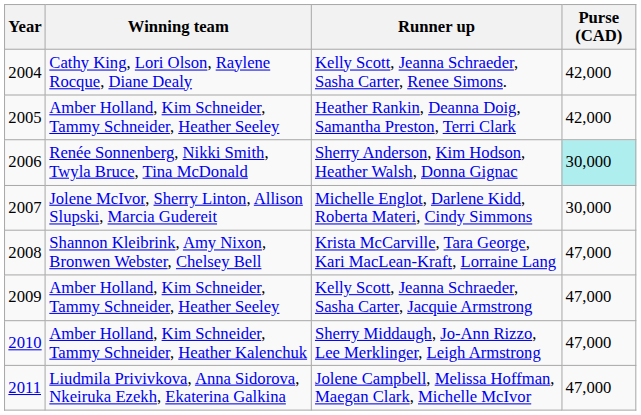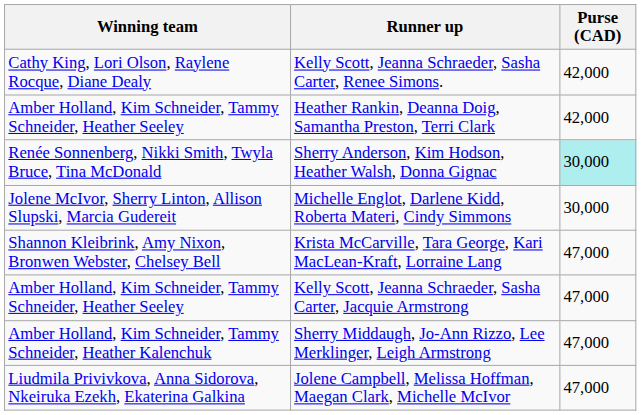- column: (25, 27)
